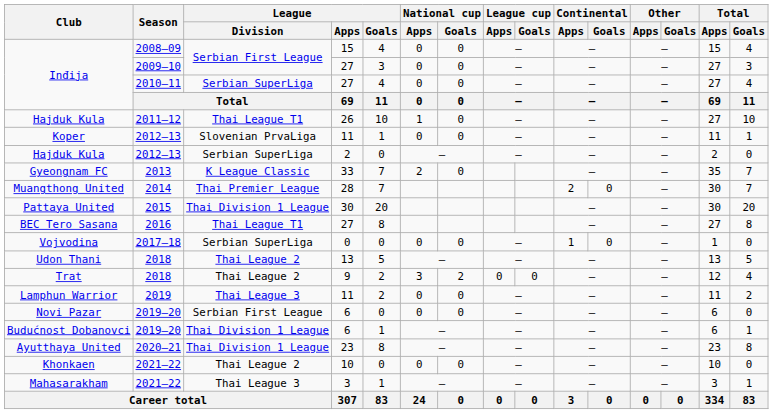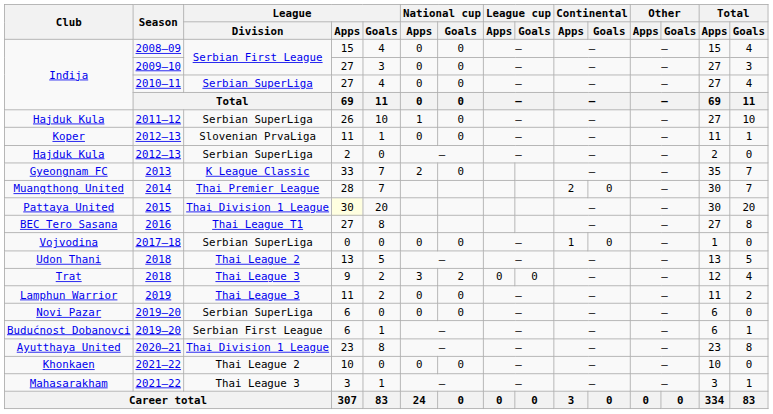(258, 119) Thai League T1 -> (258, 119) Serbian SuperLiga
(347, 207) no background -> (347, 207) lightyellow background
(258, 277) Thai League 2 -> (258, 277) Thai League 3
(258, 312) Serbian First League -> (258, 312) Serbian SuperLiga
(258, 330) Thai Division 1 League -> (258, 330) Serbian First League
